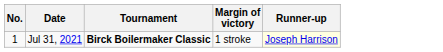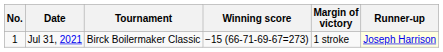+ column: (257, 18)
(149, 40) bold -> (144, 40) normal
